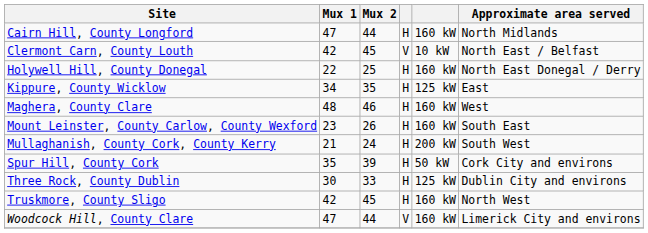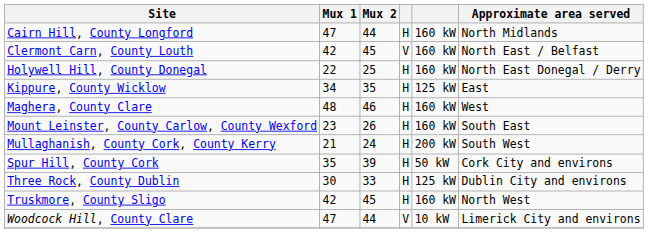(432, 51) 10 kW -> (435, 51) 160 kW
(435, 219) 160 kW -> (432, 219) 10 kW
